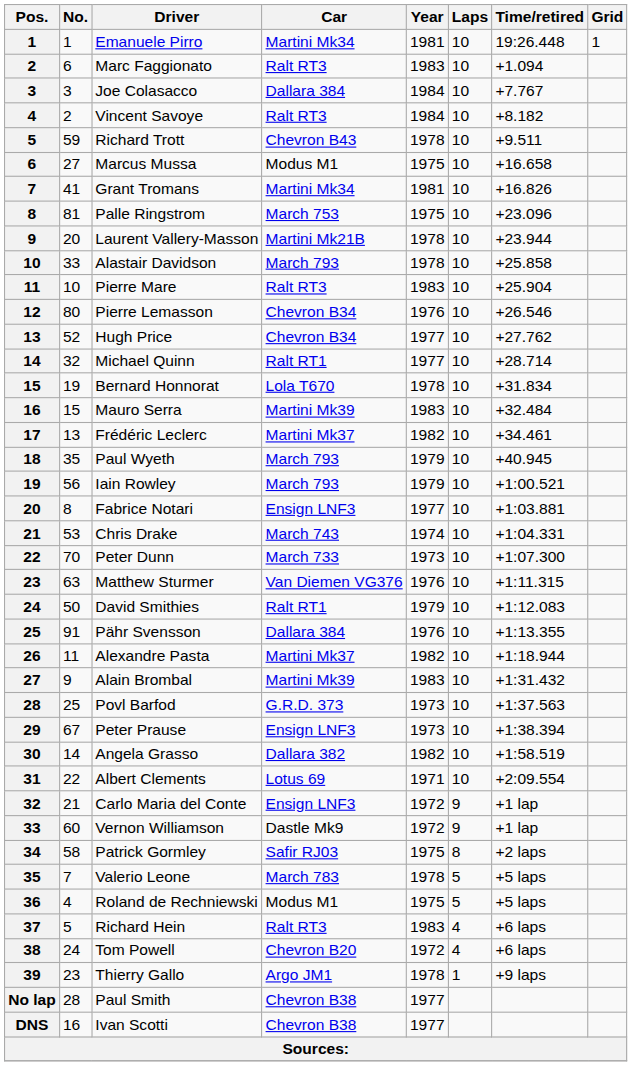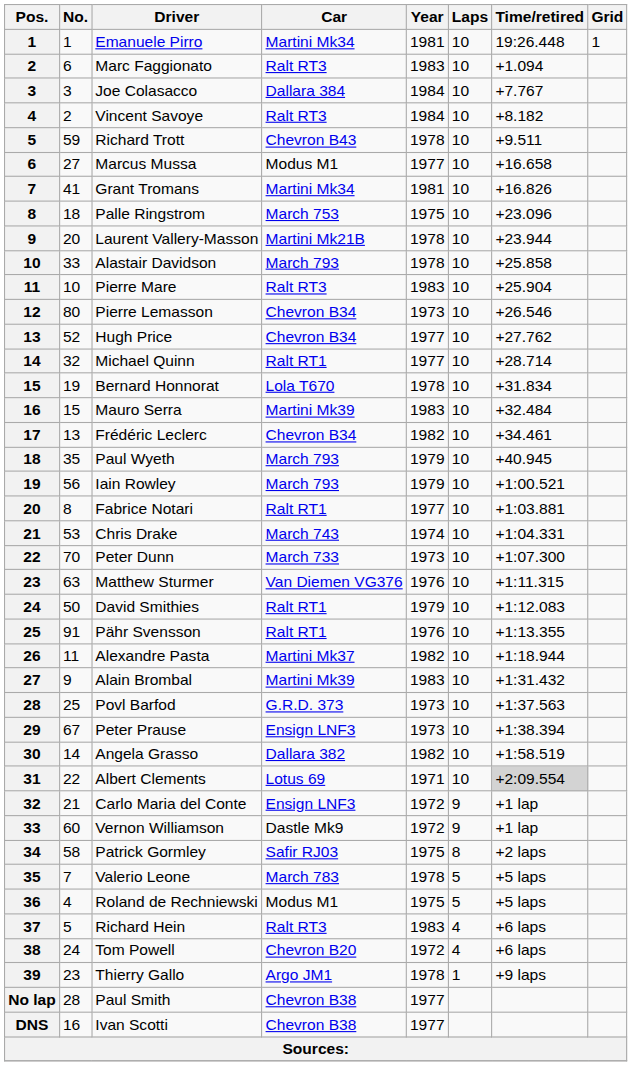(427, 165) 1975 -> (427, 165) 1977
(72, 214) 81 -> (72, 214) 18
(427, 312) 1976 -> (427, 312) 1973
(310, 435) Martini Mk37 -> (311, 435) Chevron B34
(311, 509) Ensign LNF3 -> (296, 509) Ralt RT1
(305, 631) Dallara 384 -> (296, 631) Ralt RT1
(530, 779) no background -> (530, 779) lightgrey background
